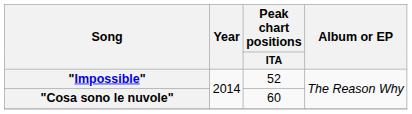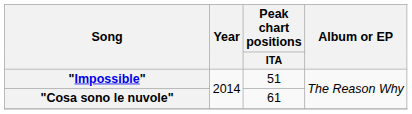(274, 78) 52 -> (274, 78) 51
(274, 98) 60 -> (274, 98) 61
